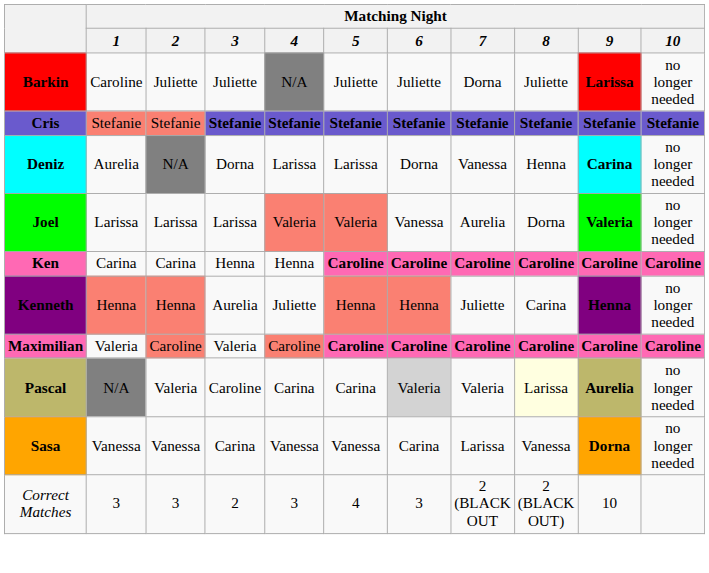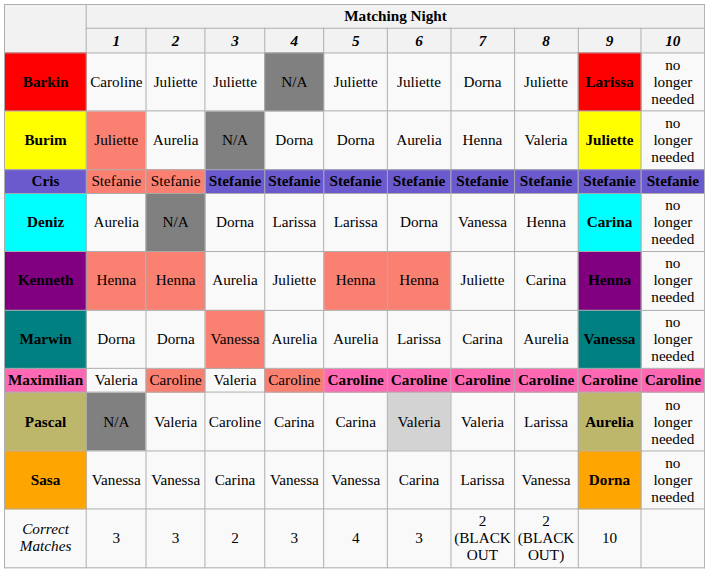+ row: (46, 140)
- row: (46, 222)
- row: (46, 263)
+ row: (46, 339)
(546, 387) lightyellow background -> (546, 421) no background
